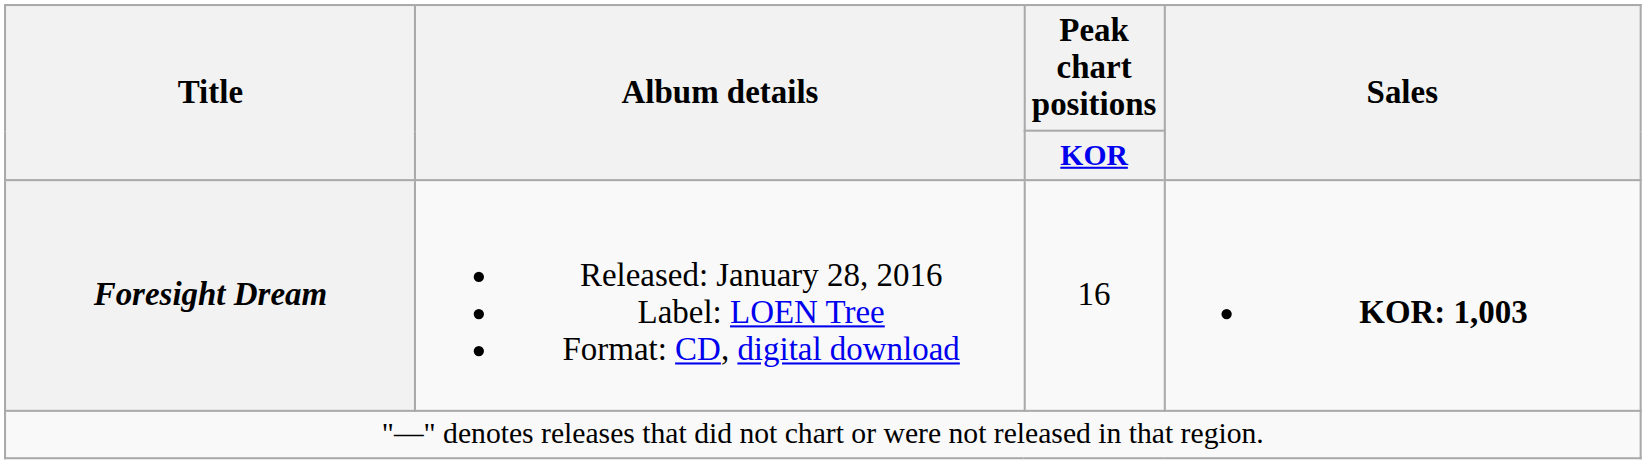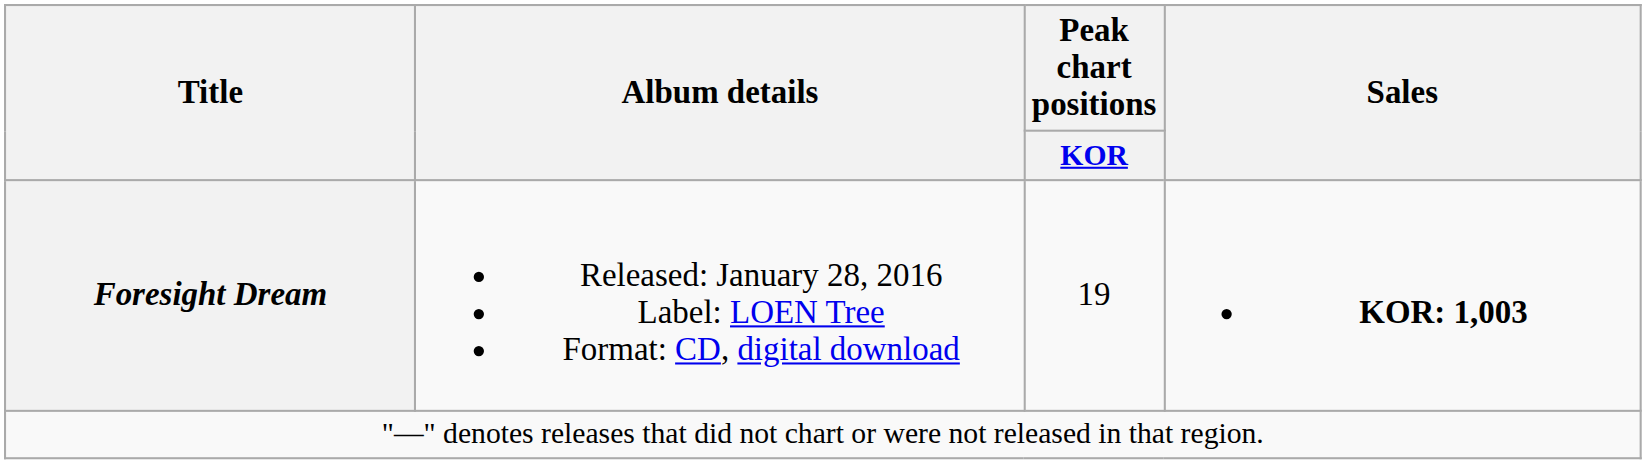(1094, 294) 16 -> (1094, 294) 19
